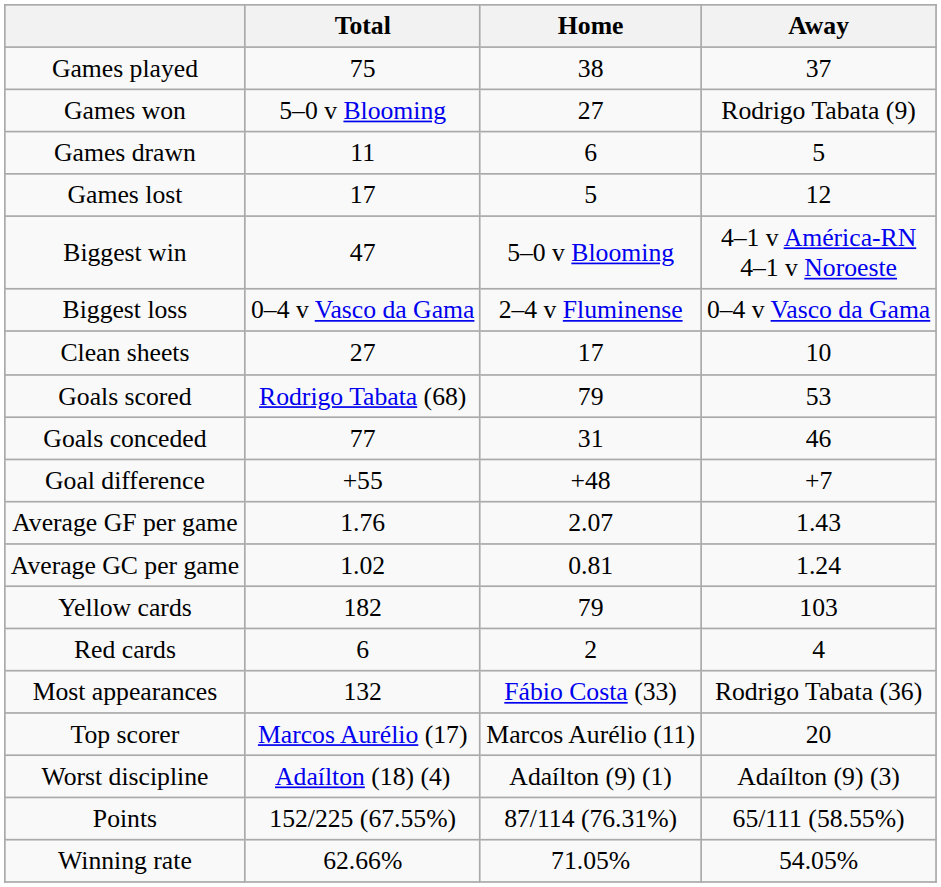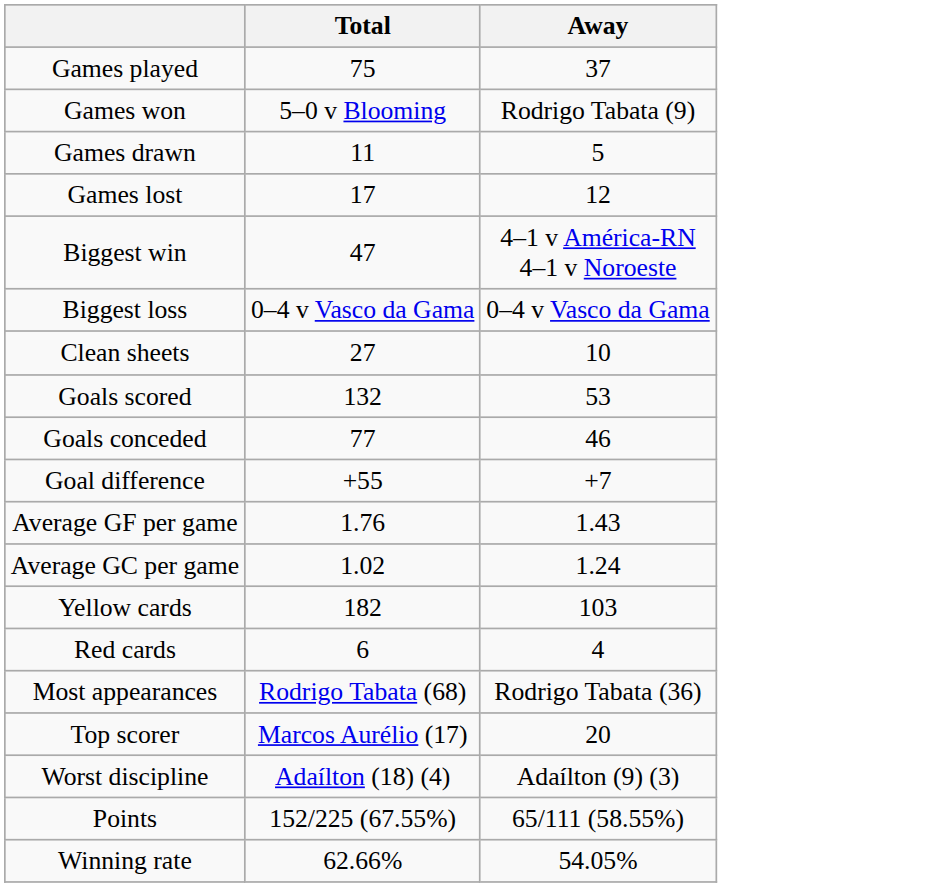- column: (591, 25)
(363, 395) Rodrigo Tabata (68) -> (363, 395) 132
(363, 691) 132 -> (363, 691) Rodrigo Tabata (68)
